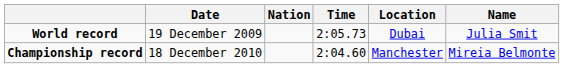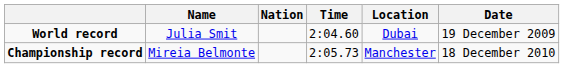columns swapped: (502, 14) <-> (205, 14)
(341, 33) 2:05.73 -> (334, 33) 2:04.60
(341, 53) 2:04.60 -> (334, 53) 2:05.73
